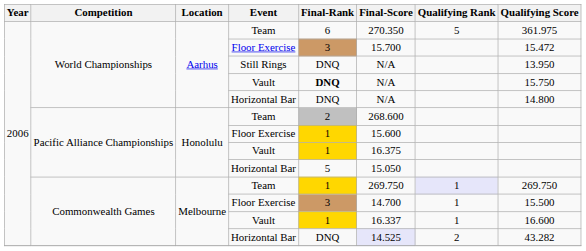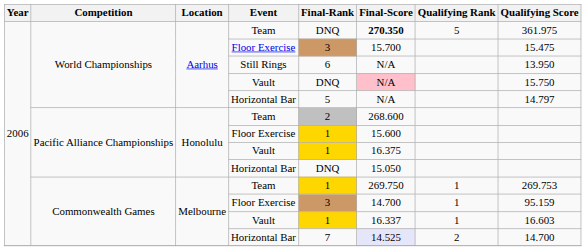(328, 30) 6 -> (328, 30) DNQ
(386, 30) normal -> (386, 30) bold
(540, 47) 15.472 -> (540, 47) 15.475
(328, 64) DNQ -> (328, 64) 6
(328, 82) bold -> (328, 82) normal
(386, 82) no background -> (386, 82) pink background
(328, 99) DNQ -> (328, 99) 5
(540, 99) 14.800 -> (540, 99) 14.797
(328, 168) 5 -> (328, 168) DNQ
(457, 185) lavender background -> (457, 185) no background
(540, 185) 269.750 -> (540, 185) 269.753
(540, 202) 15.500 -> (540, 202) 95.159
(540, 220) 16.600 -> (540, 220) 16.603
(328, 237) DNQ -> (328, 237) 7
(540, 237) 43.282 -> (540, 237) 14.700
